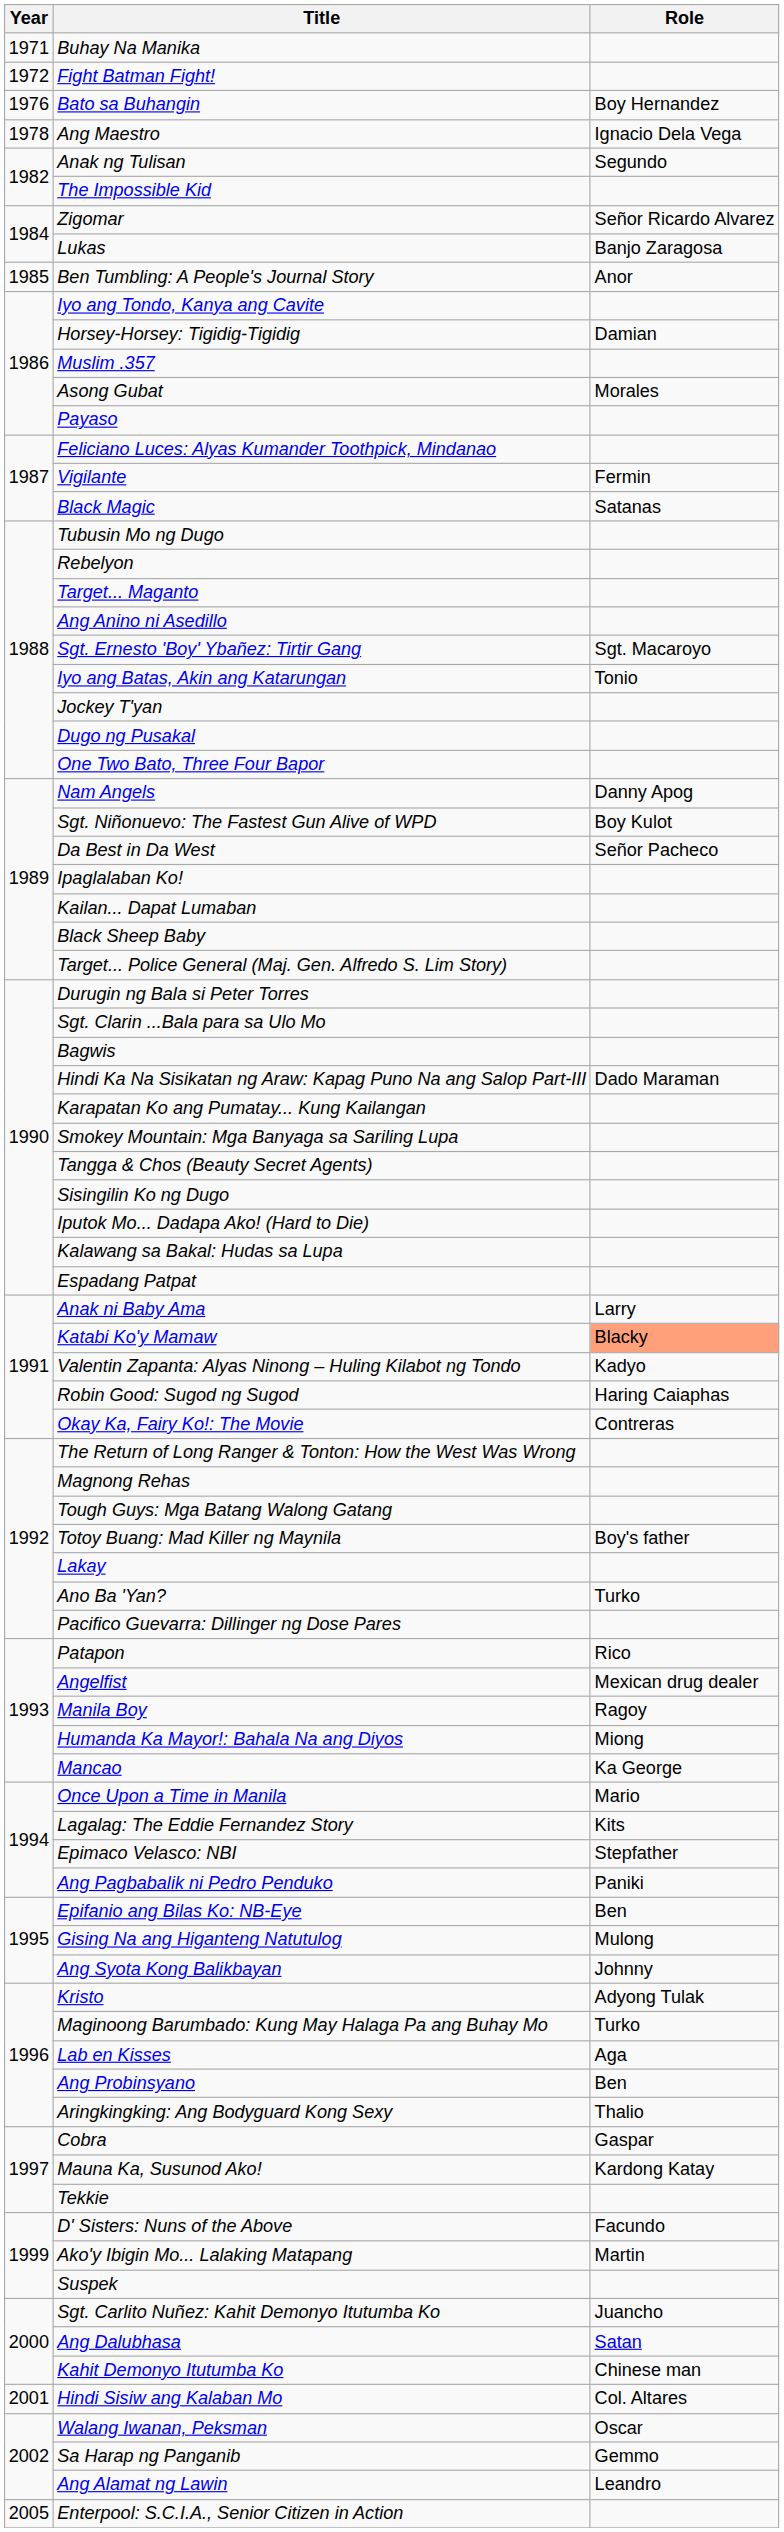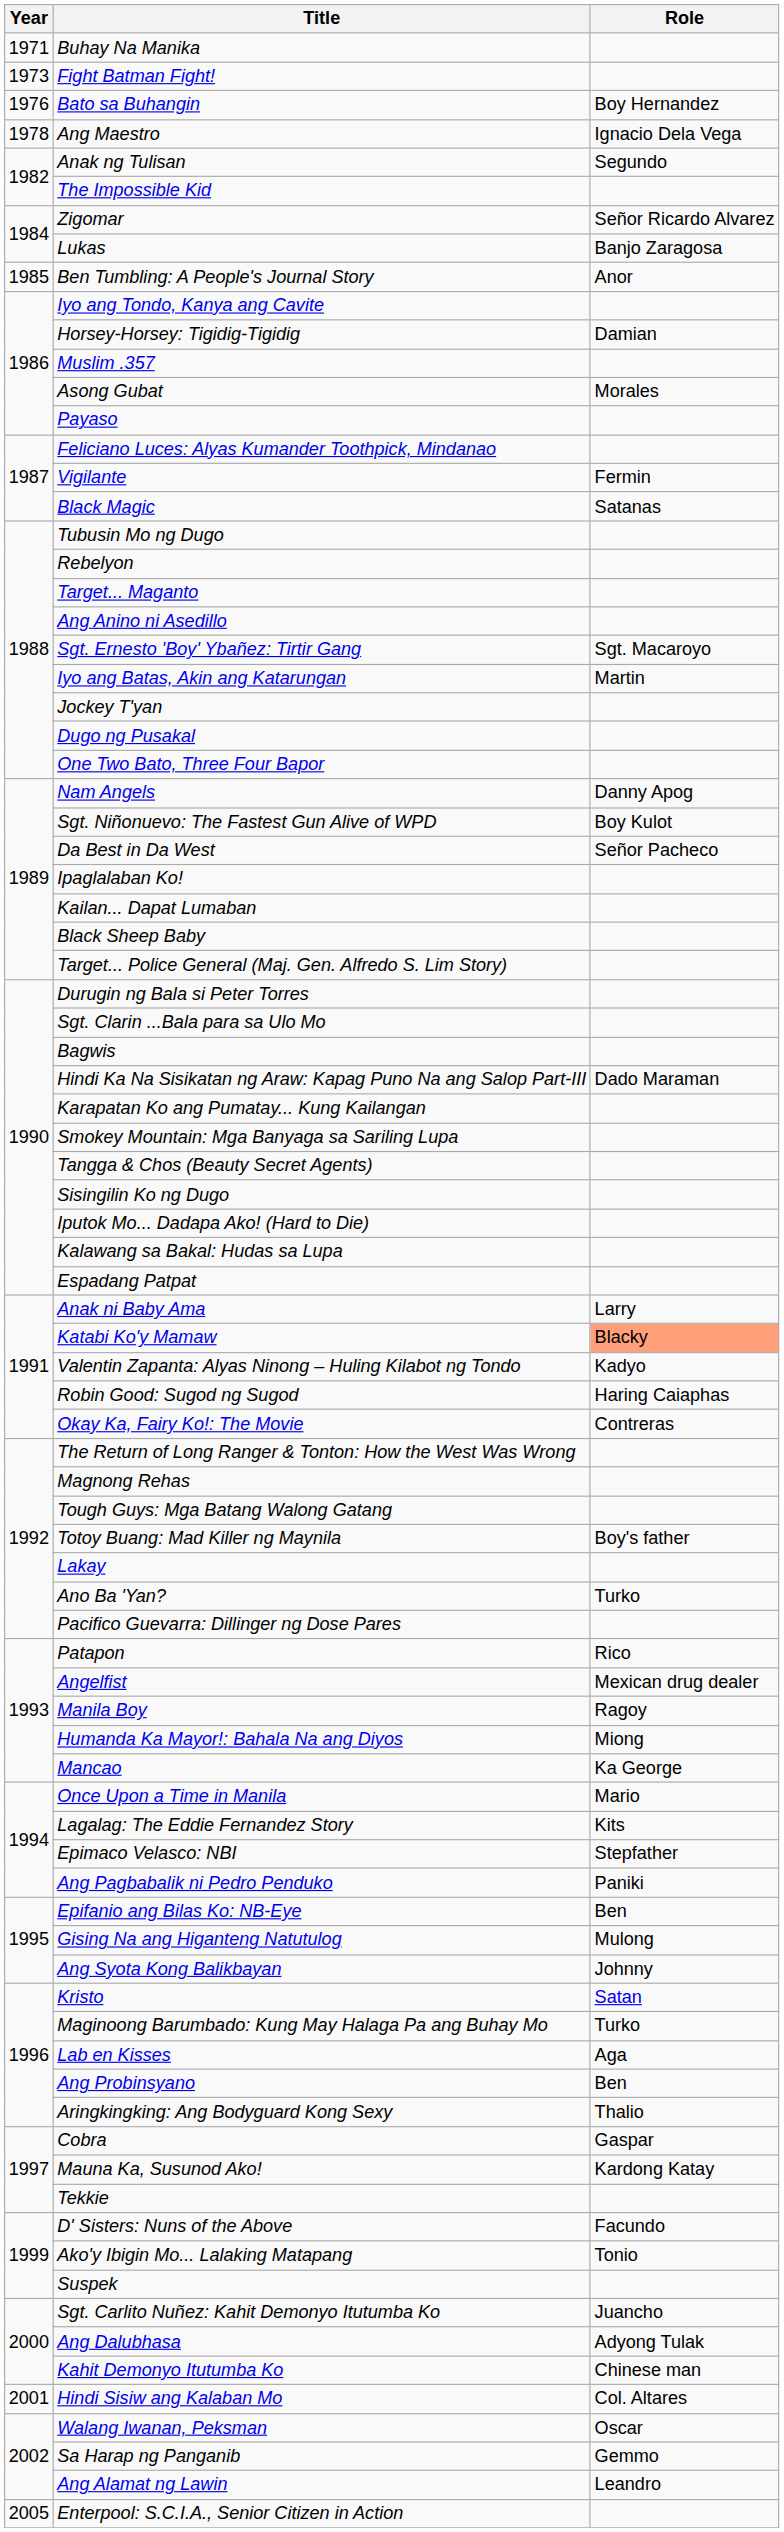(29, 76) 1972 -> (29, 76) 1973
(616, 678) Tonio -> (620, 678) Martin
(649, 1997) Adyong Tulak -> (618, 1997) Satan
(620, 2255) Martin -> (616, 2255) Tonio
(618, 2341) Satan -> (649, 2341) Adyong Tulak
